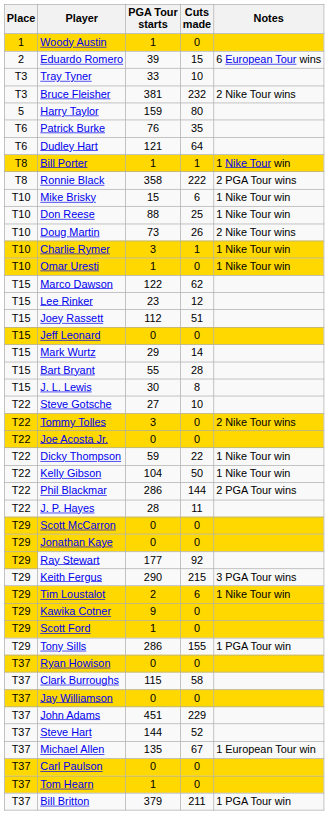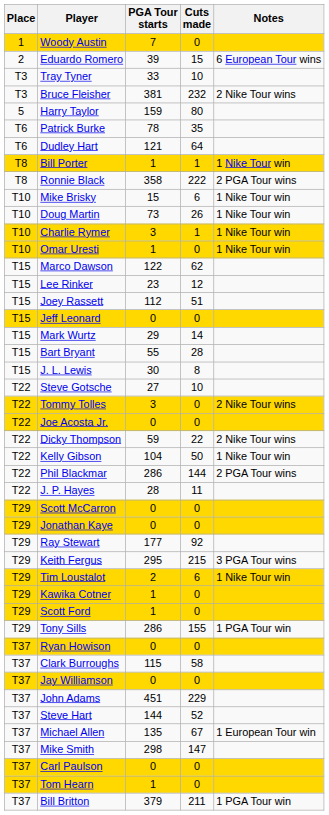(153, 42) 1 -> (153, 42) 7
(153, 128) 76 -> (153, 128) 78
- row: (68, 215)
(256, 232) 2 Nike Tour wins -> (253, 215) 1 Nike Tour win
(253, 456) 1 Nike Tour win -> (256, 439) 2 Nike Tour wins
(21, 560) gold background -> (21, 543) no background
(153, 577) 290 -> (153, 560) 295
(153, 612) 9 -> (153, 594) 1
+ row: (67, 750)
